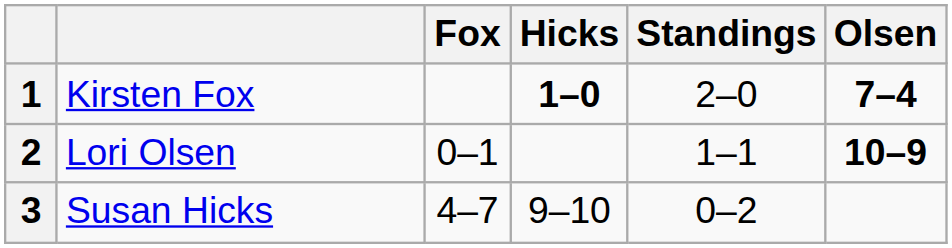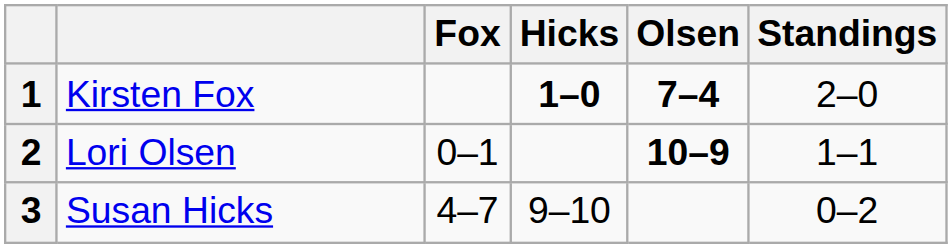columns swapped: (886, 34) <-> (726, 34)
